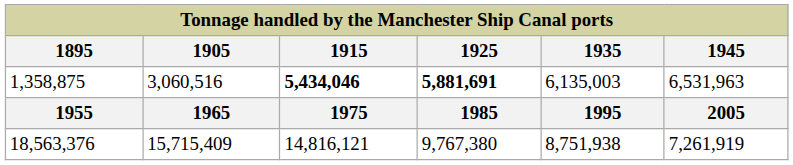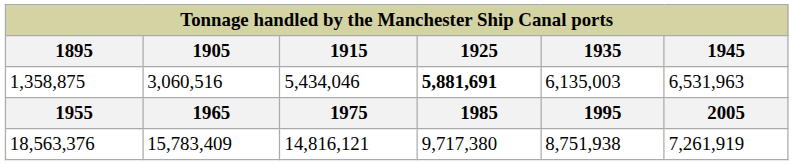(322, 82) bold -> (322, 82) normal
(190, 144) 15,715,409 -> (190, 144) 15,783,409
(459, 144) 9,767,380 -> (459, 144) 9,717,380
